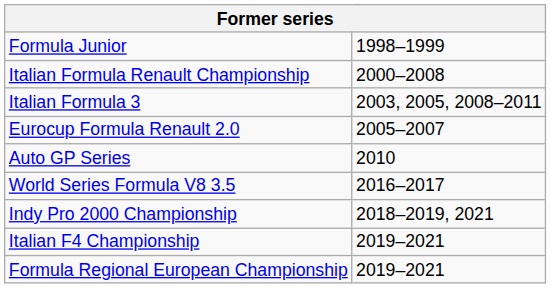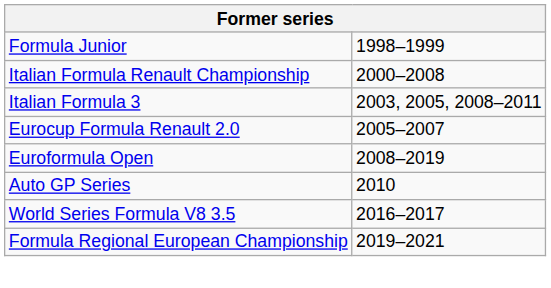+ row: (81, 158)
- row: (123, 213)
- row: (104, 241)
